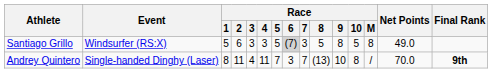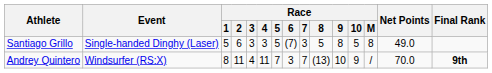(126, 45) Windsurfer (RS:X) -> (152, 45) Single-handed Dinghy (Laser)
(291, 45) lightgrey background -> (291, 45) no background
(152, 60) Single-handed Dinghy (Laser) -> (126, 60) Windsurfer (RS:X)
(356, 60) 8 -> (356, 60) 9
